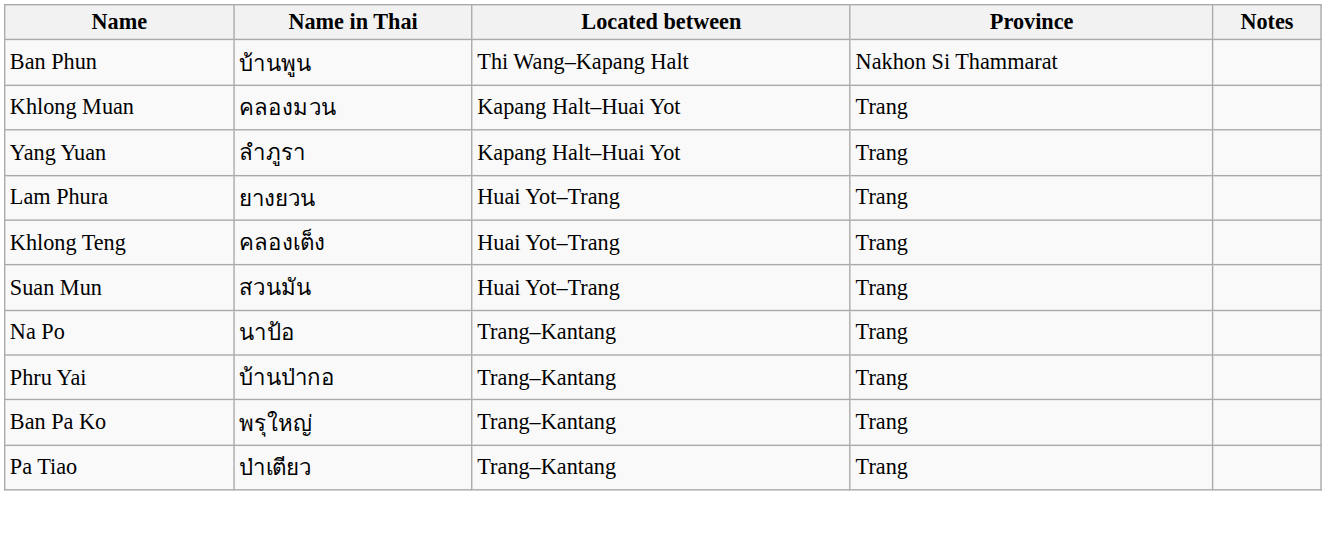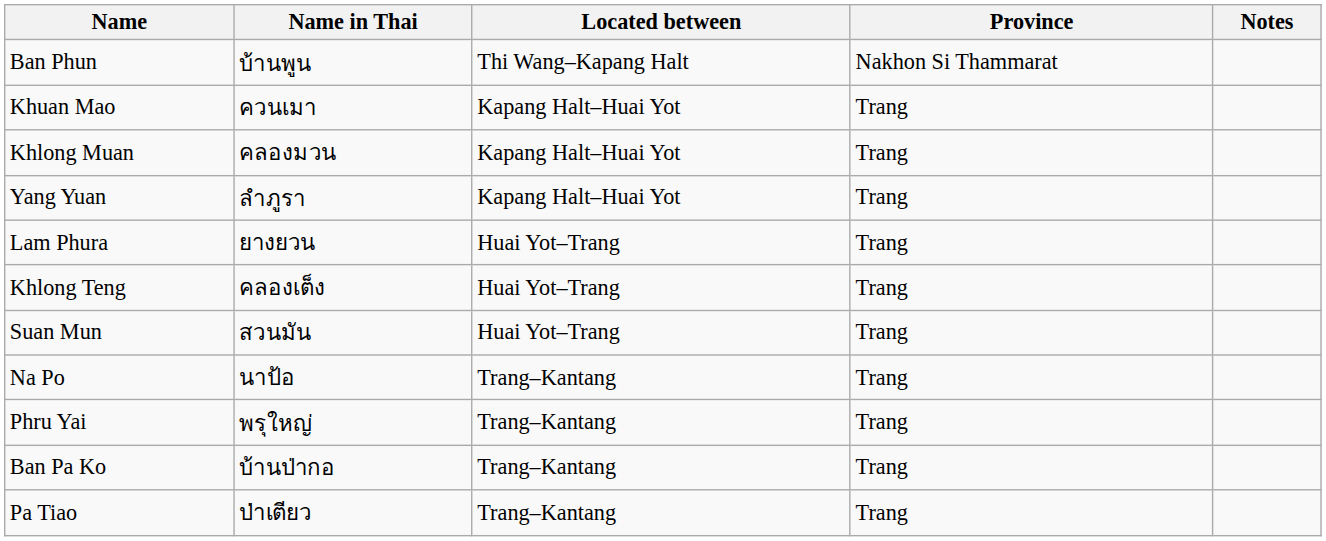+ row: (63, 107)
(287, 377) บ้านป่ากอ -> (276, 422) พรุใหญ่
(276, 422) พรุใหญ่ -> (287, 467) บ้านป่ากอ
